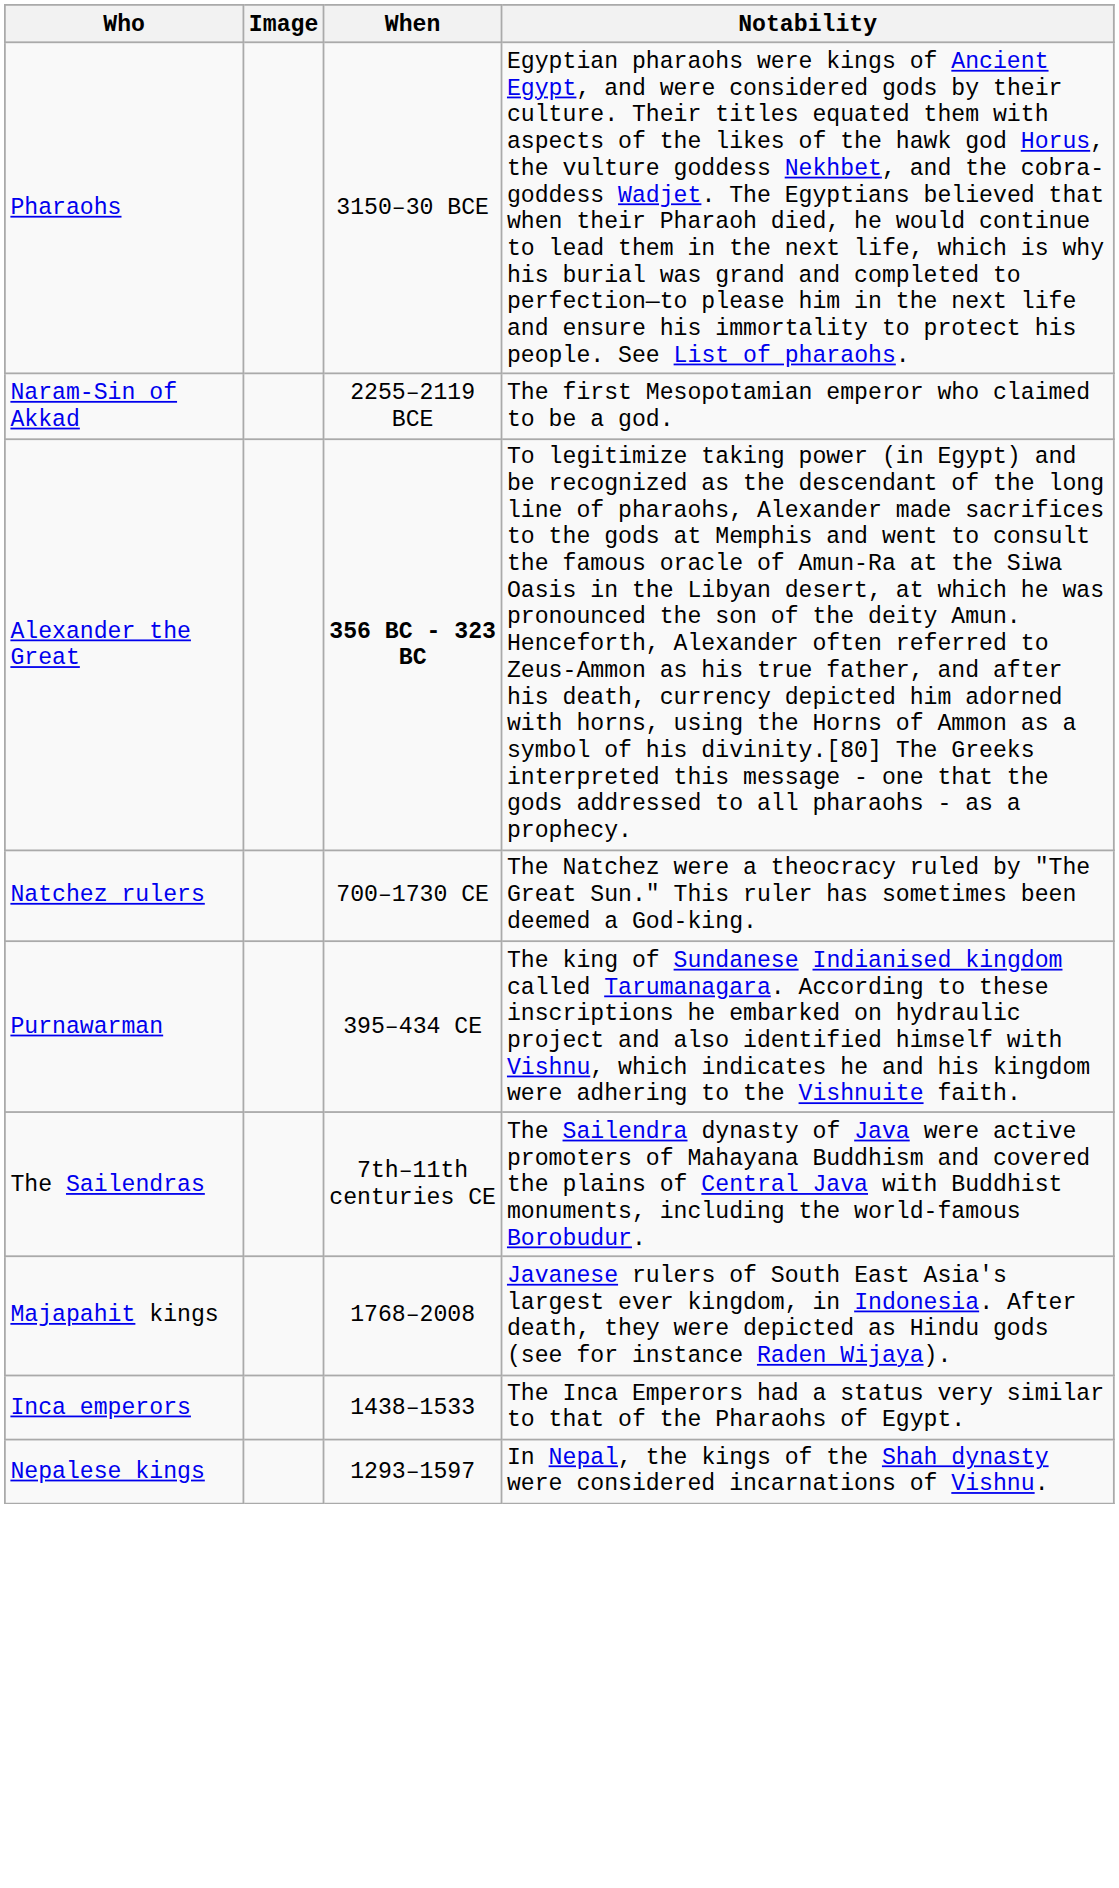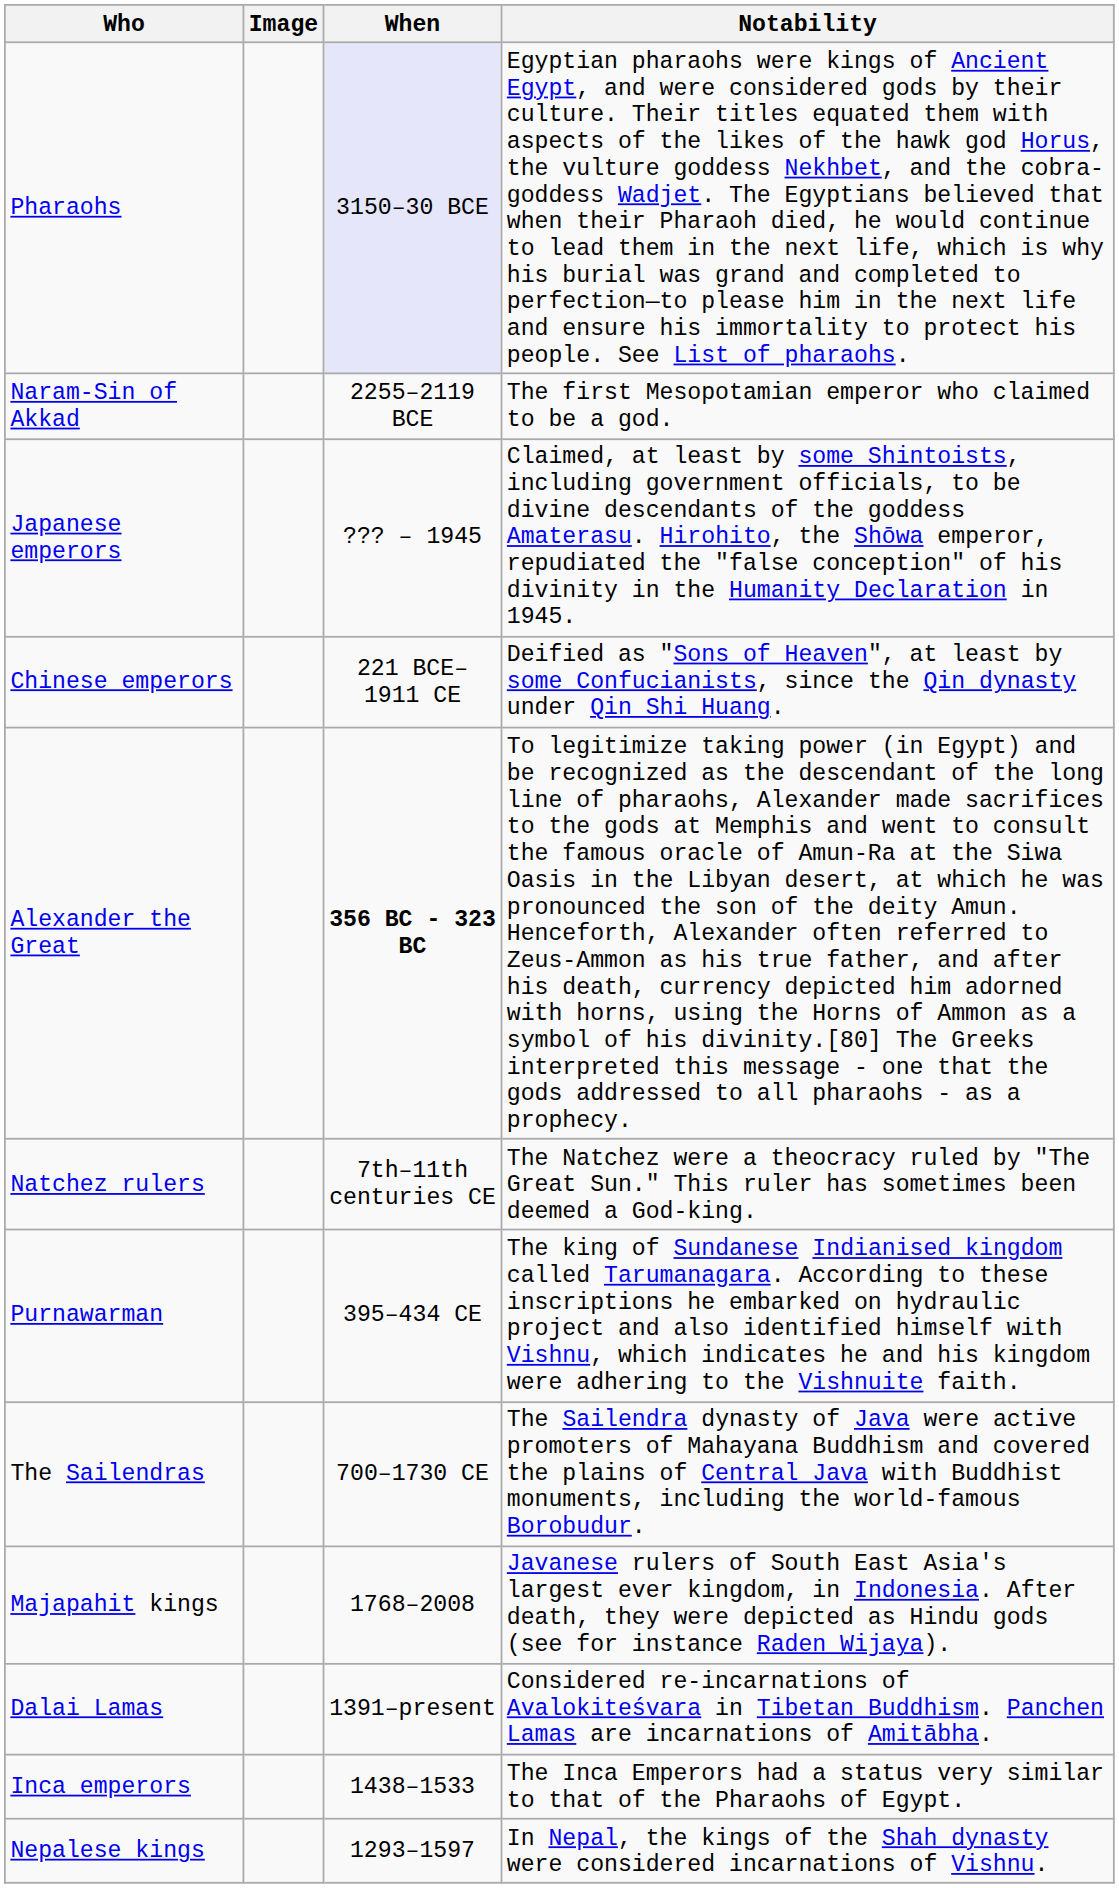(413, 208) no background -> (412, 208) lavender background
+ row: (66, 537)
+ row: (121, 682)
(413, 896) 700–1730 CE -> (413, 1185) 7th–11th centuries CE
(413, 1185) 7th–11th centuries CE -> (412, 1474) 700–1730 CE
+ row: (87, 1709)
